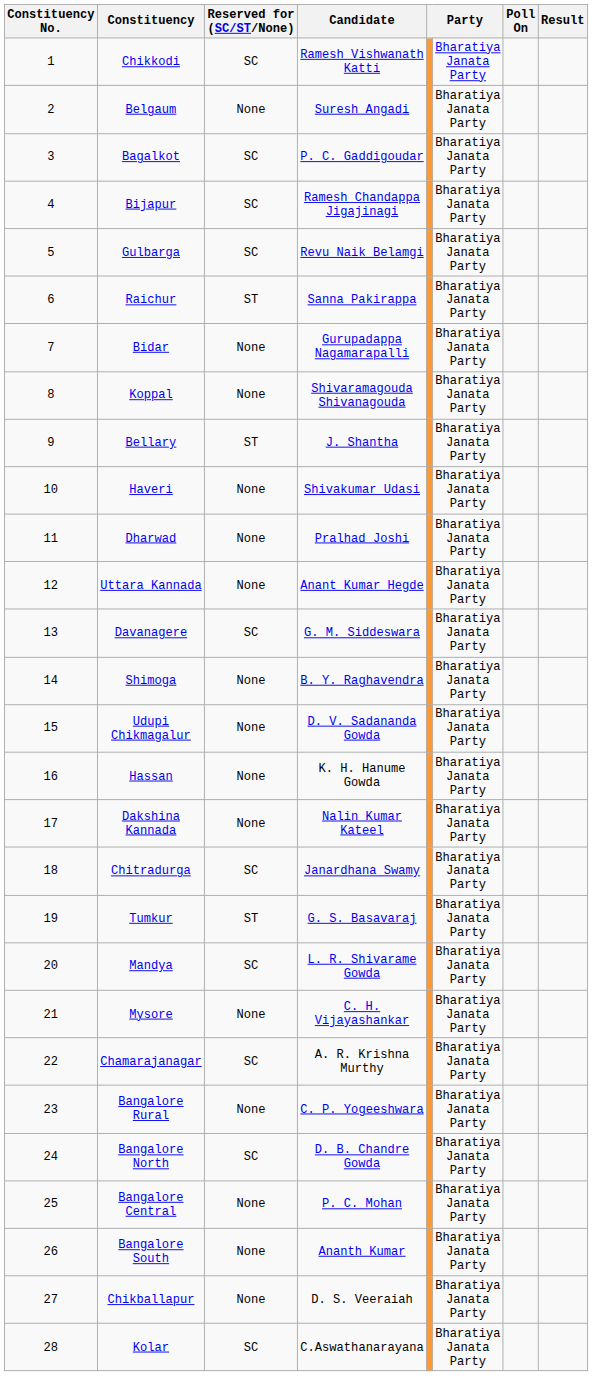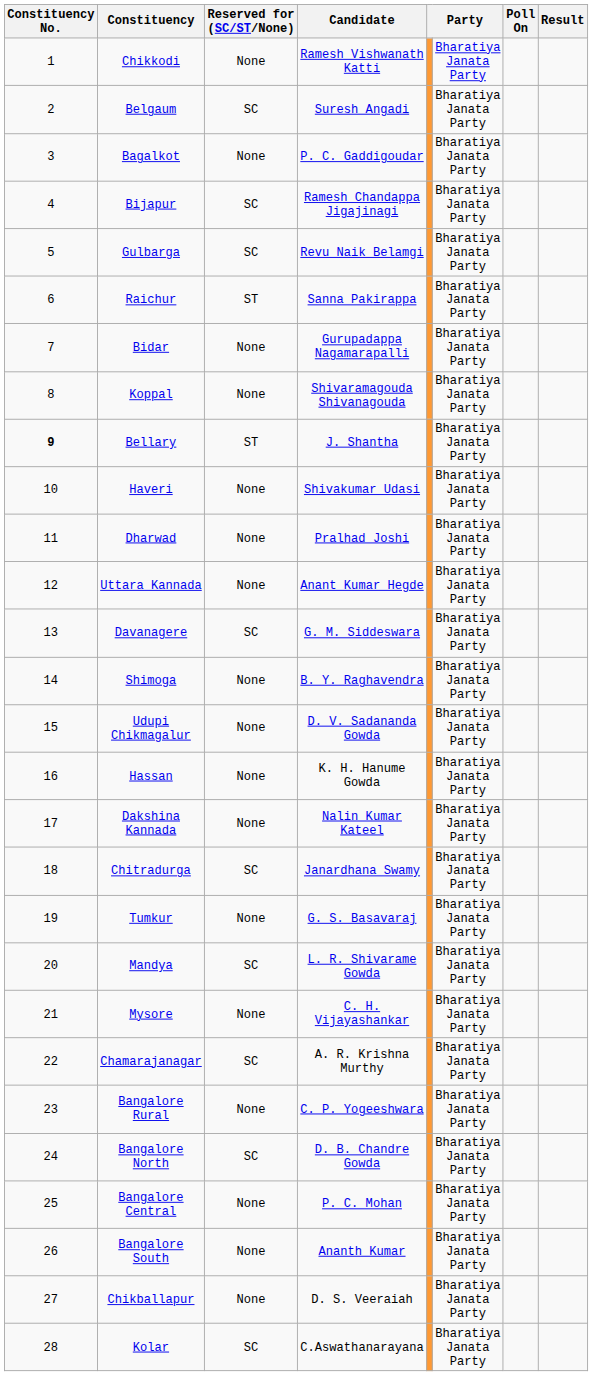(251, 62) SC -> (251, 62) None
(251, 110) None -> (251, 110) SC
(251, 157) SC -> (251, 157) None
(51, 443) normal -> (51, 443) bold
(251, 919) ST -> (251, 919) None
